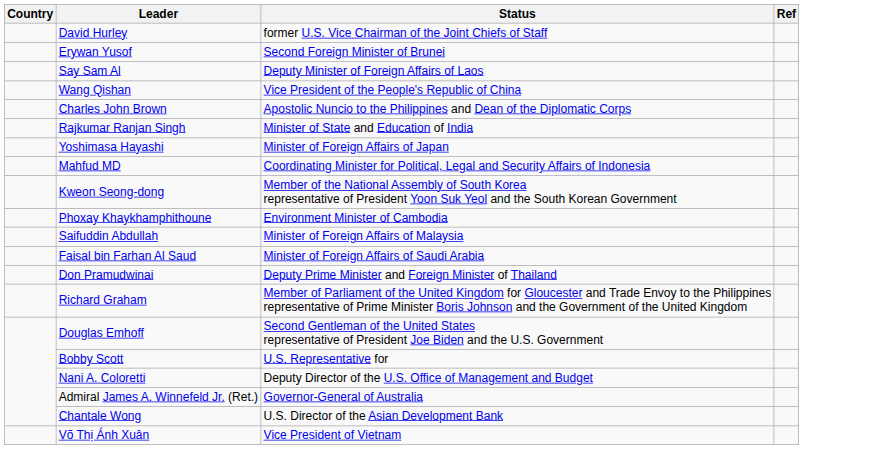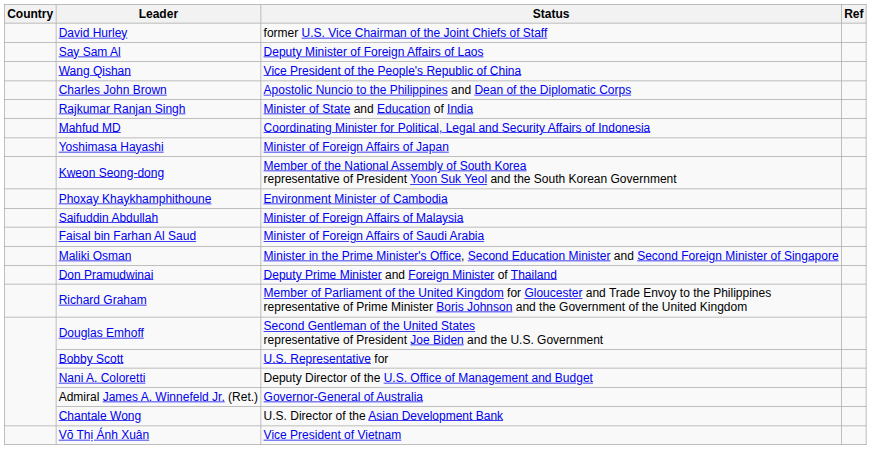- row: (95, 52)
rows swapped: (90, 166) <-> (111, 147)
+ row: (95, 255)
